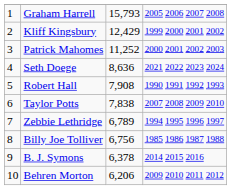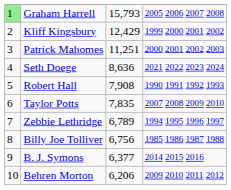(10, 13) no background -> (10, 13) lightgreen background
(124, 49) 11,252 -> (124, 49) 11,251
(121, 103) 7,838 -> (121, 103) 7,835
(121, 157) 6,378 -> (121, 157) 6,377
